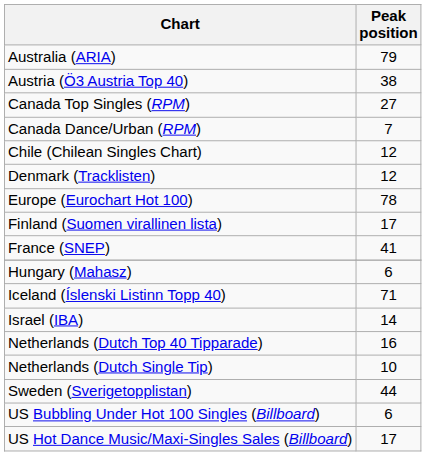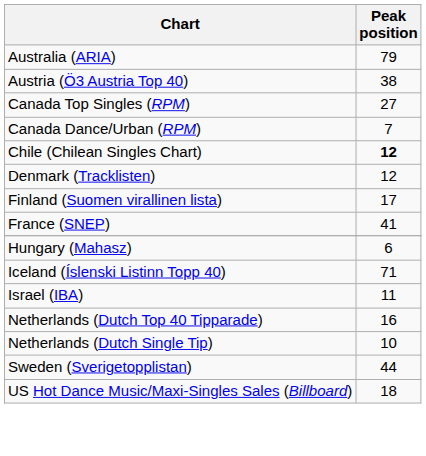(388, 152) normal -> (388, 152) bold
- row: (100, 200)
(388, 319) 14 -> (388, 295) 11
- row: (164, 414)
(388, 438) 17 -> (388, 391) 18
